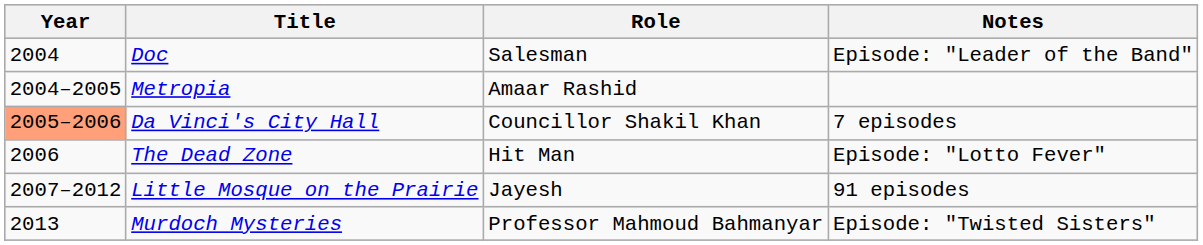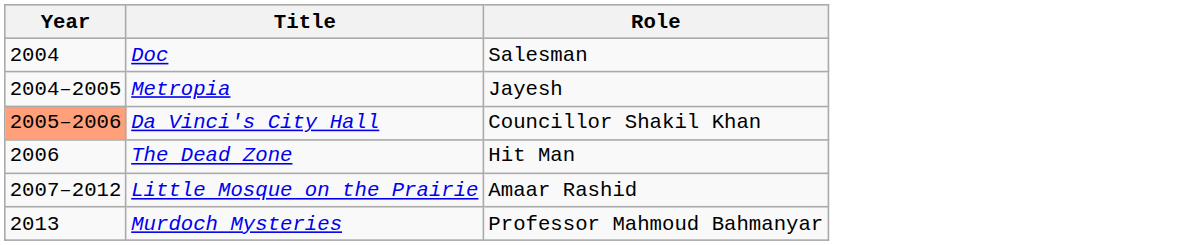- column: (1013, 22)
(563, 89) Amaar Rashid -> (526, 89) Jayesh
(526, 190) Jayesh -> (563, 190) Amaar Rashid
